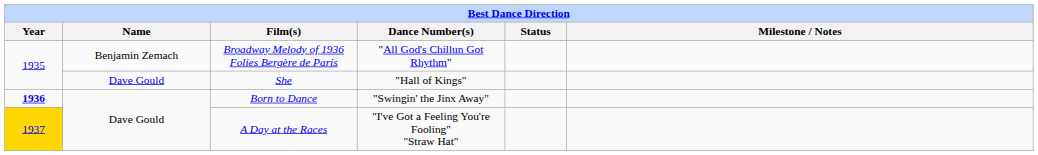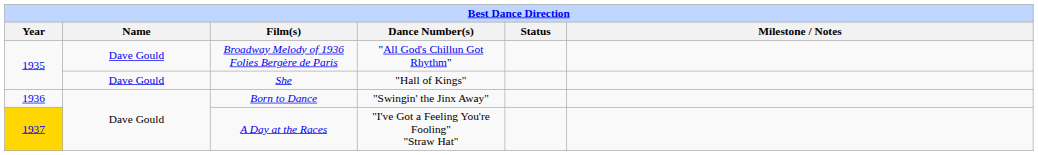(136, 55) Benjamin Zemach -> (136, 55) Dave Gould
(34, 98) bold -> (34, 98) normal
